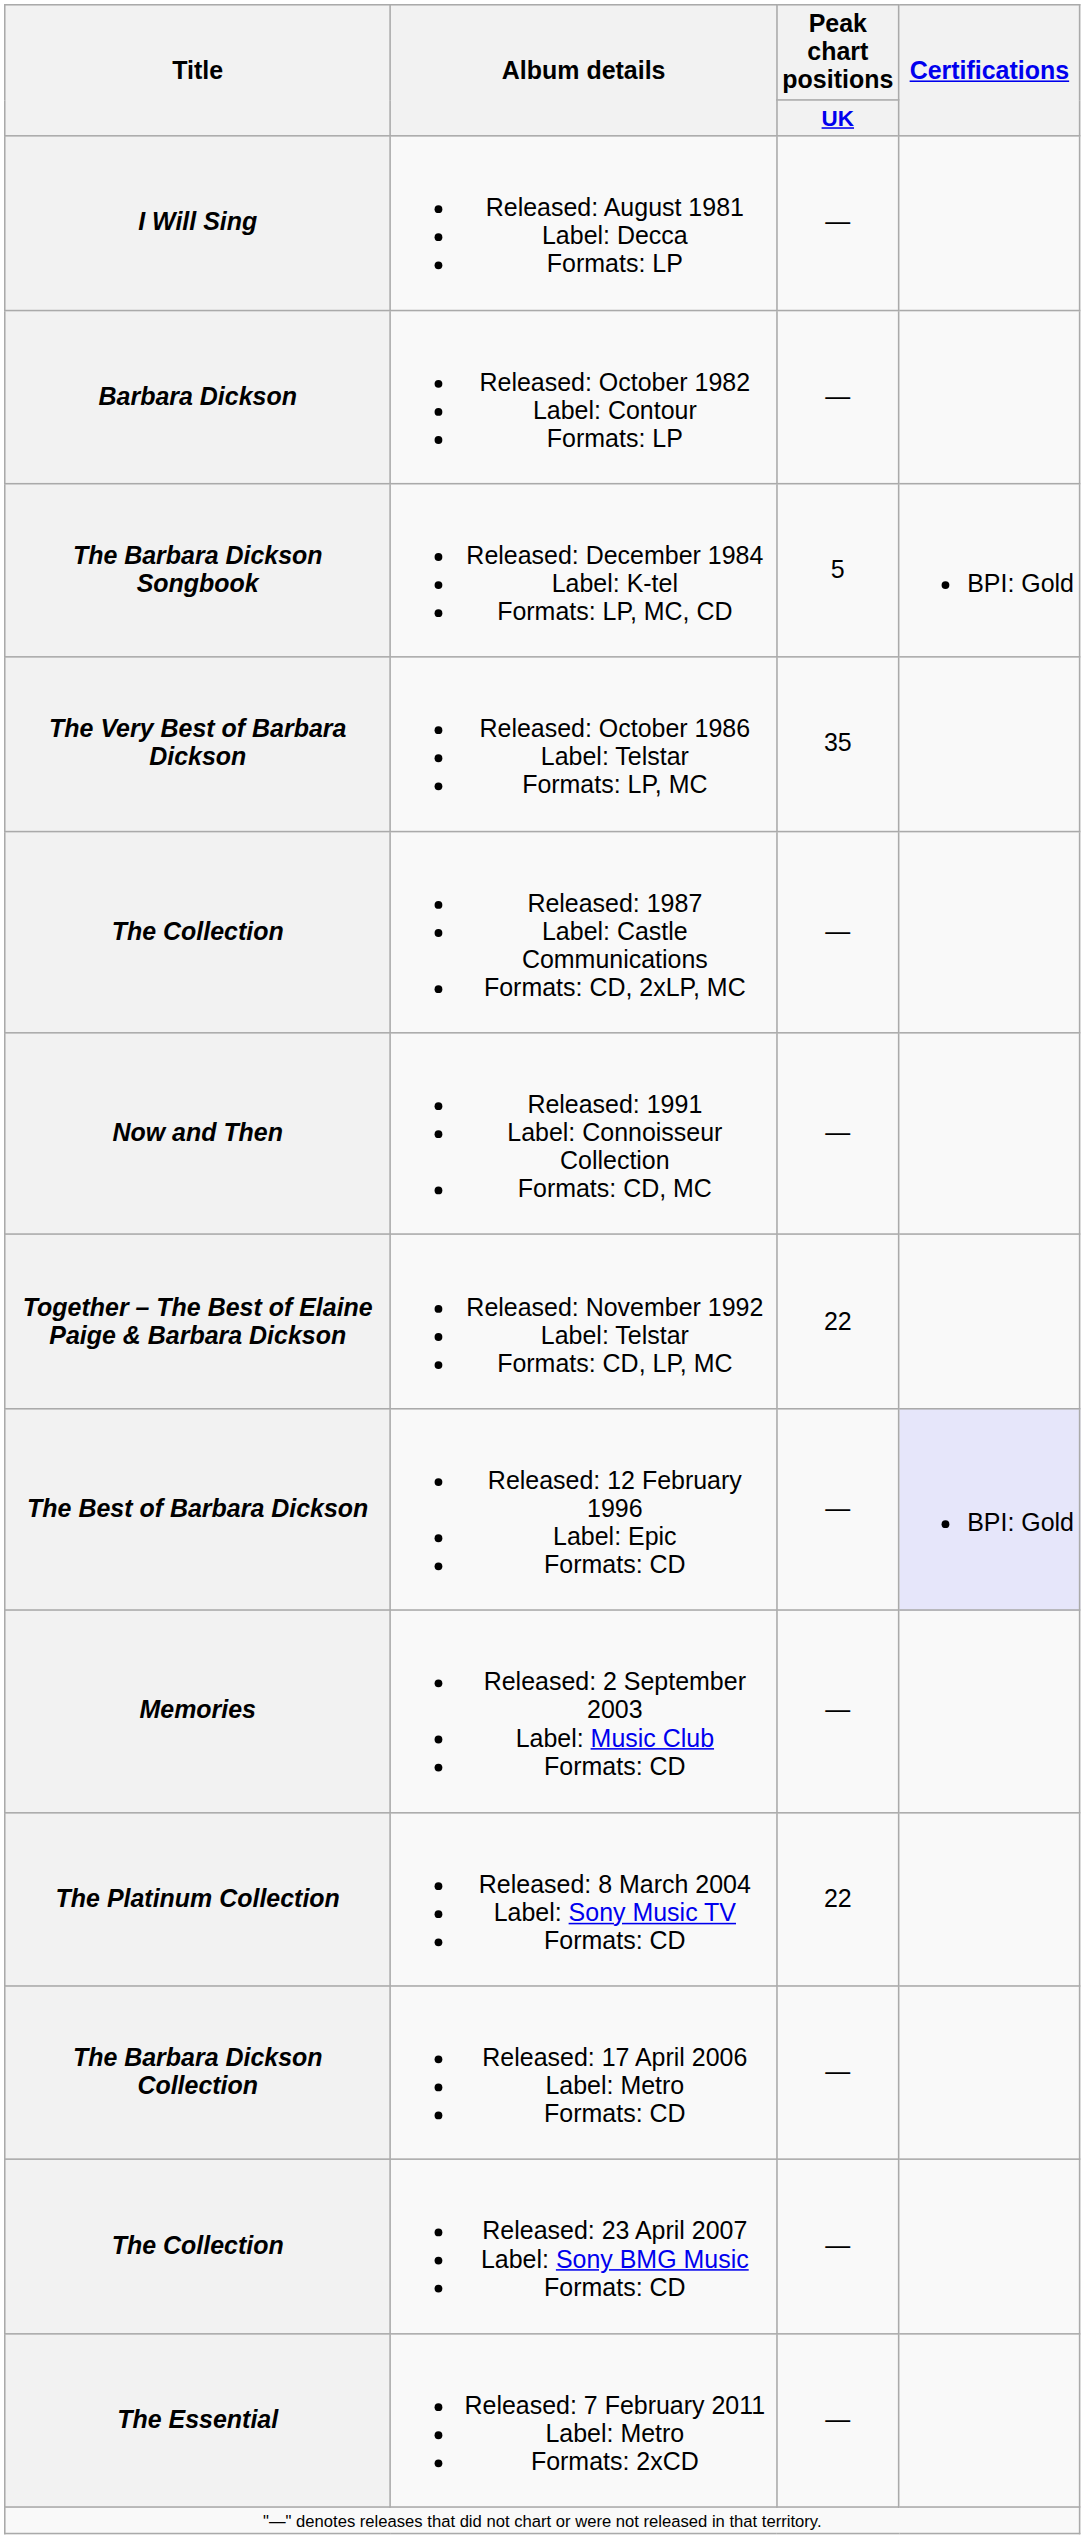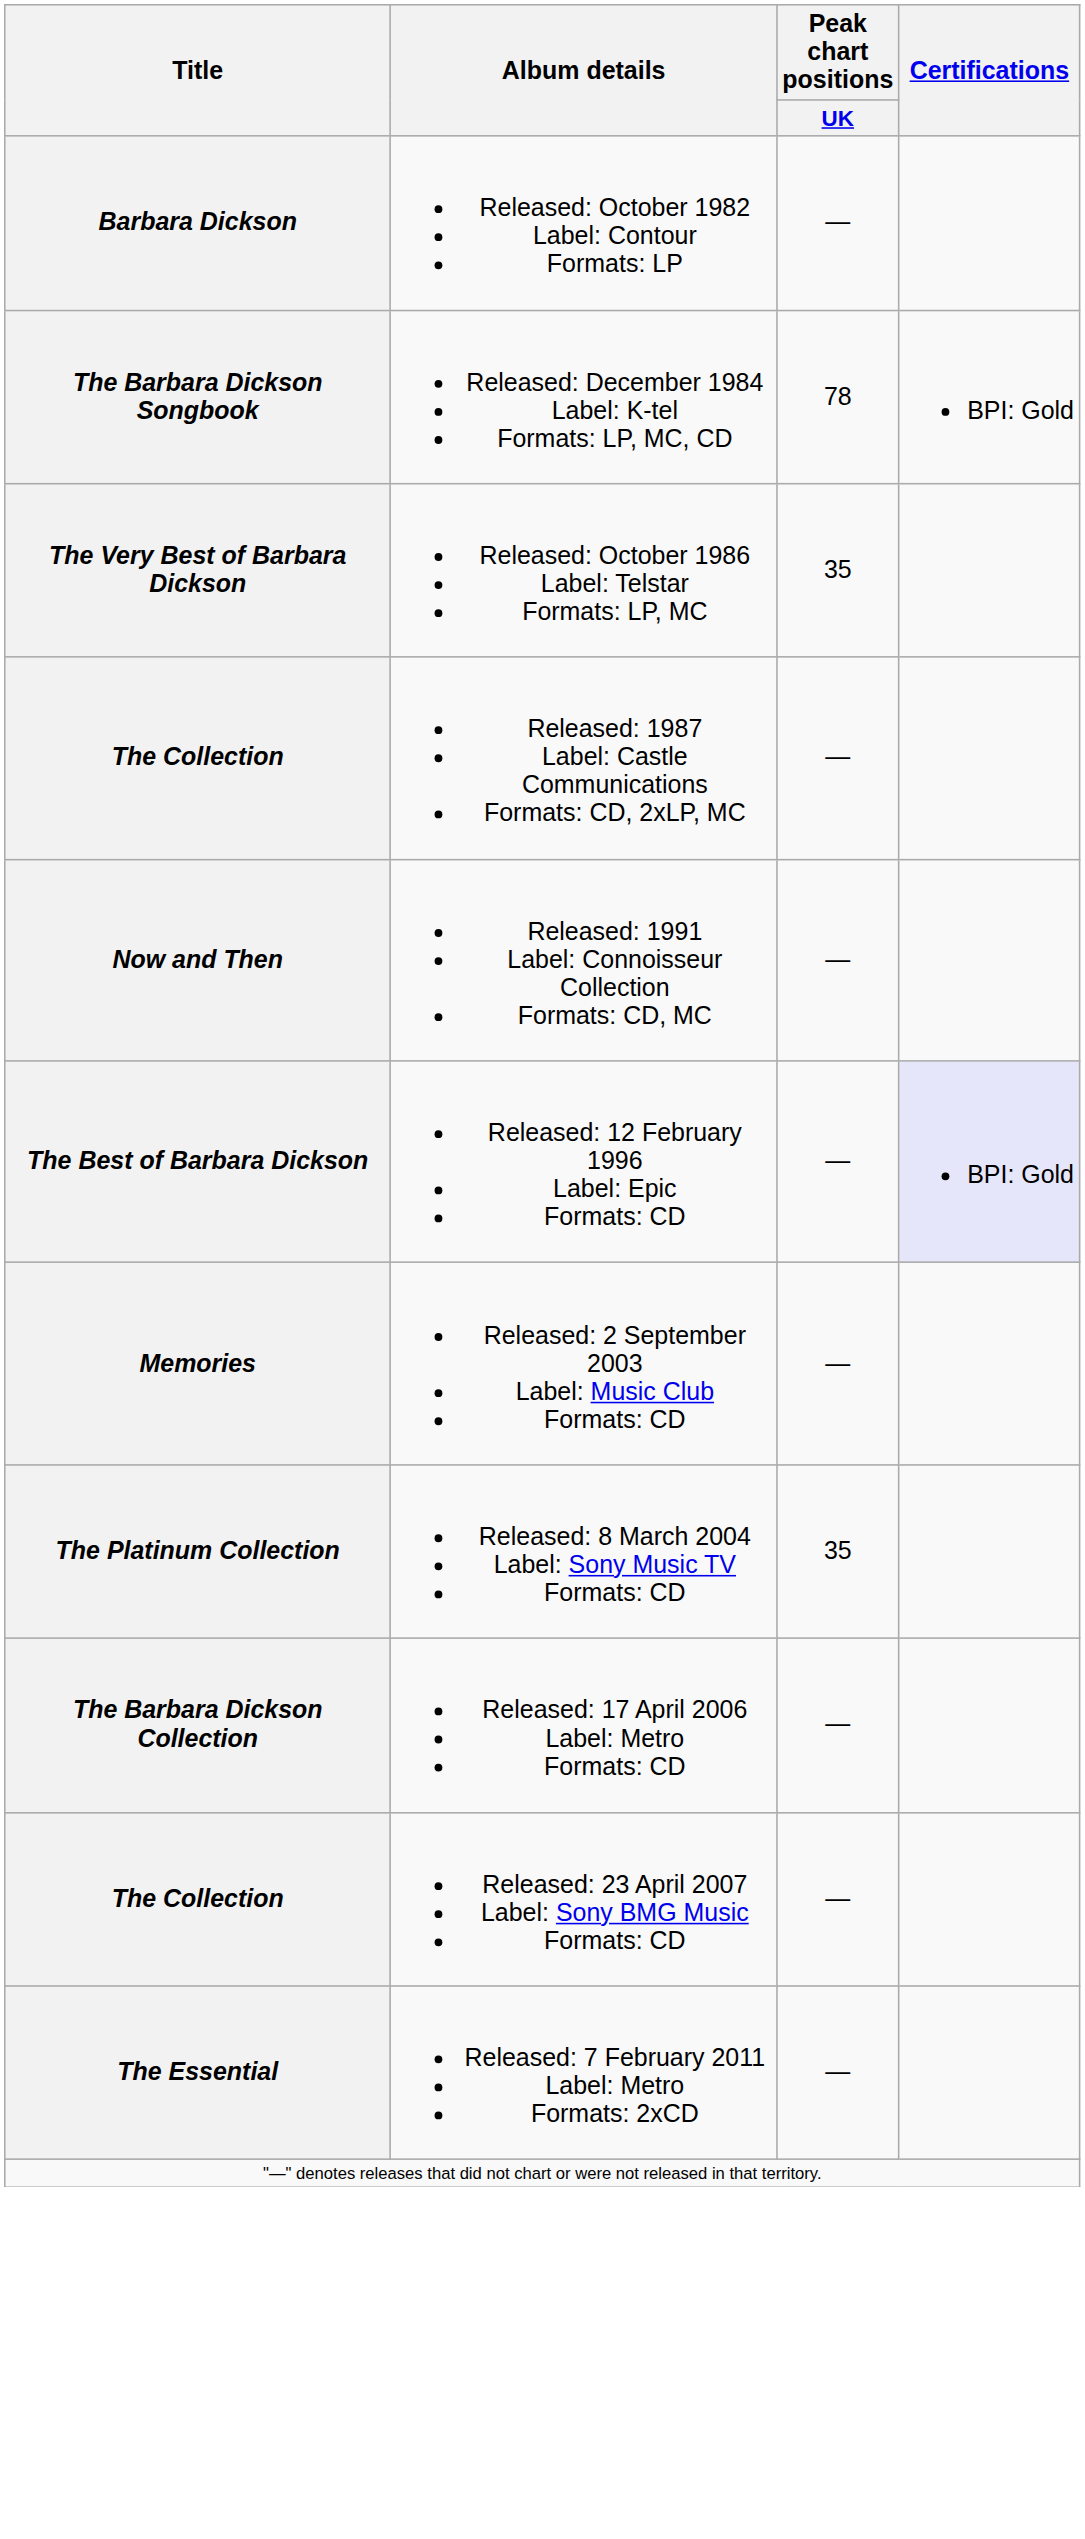- row: (584, 237)
(838, 570) 5 -> (838, 396) 78
- row: (584, 1336)
(838, 1898) 22 -> (838, 1551) 35
